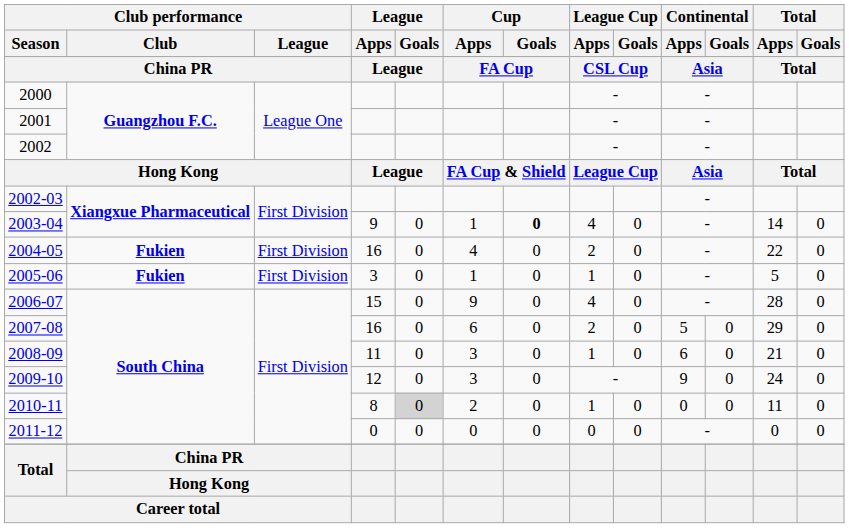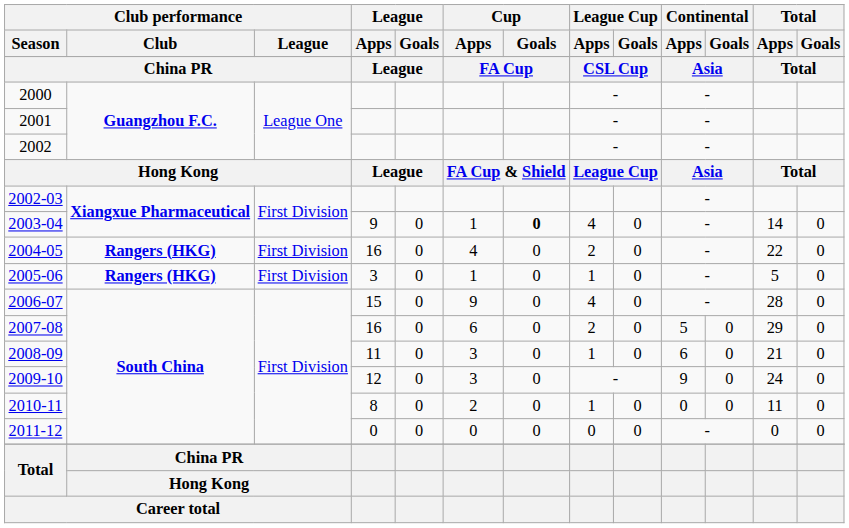(160, 250) Fukien -> (160, 250) Rangers (HKG)
(160, 276) Fukien -> (160, 276) Rangers (HKG)
(419, 405) lightgrey background -> (419, 405) no background
